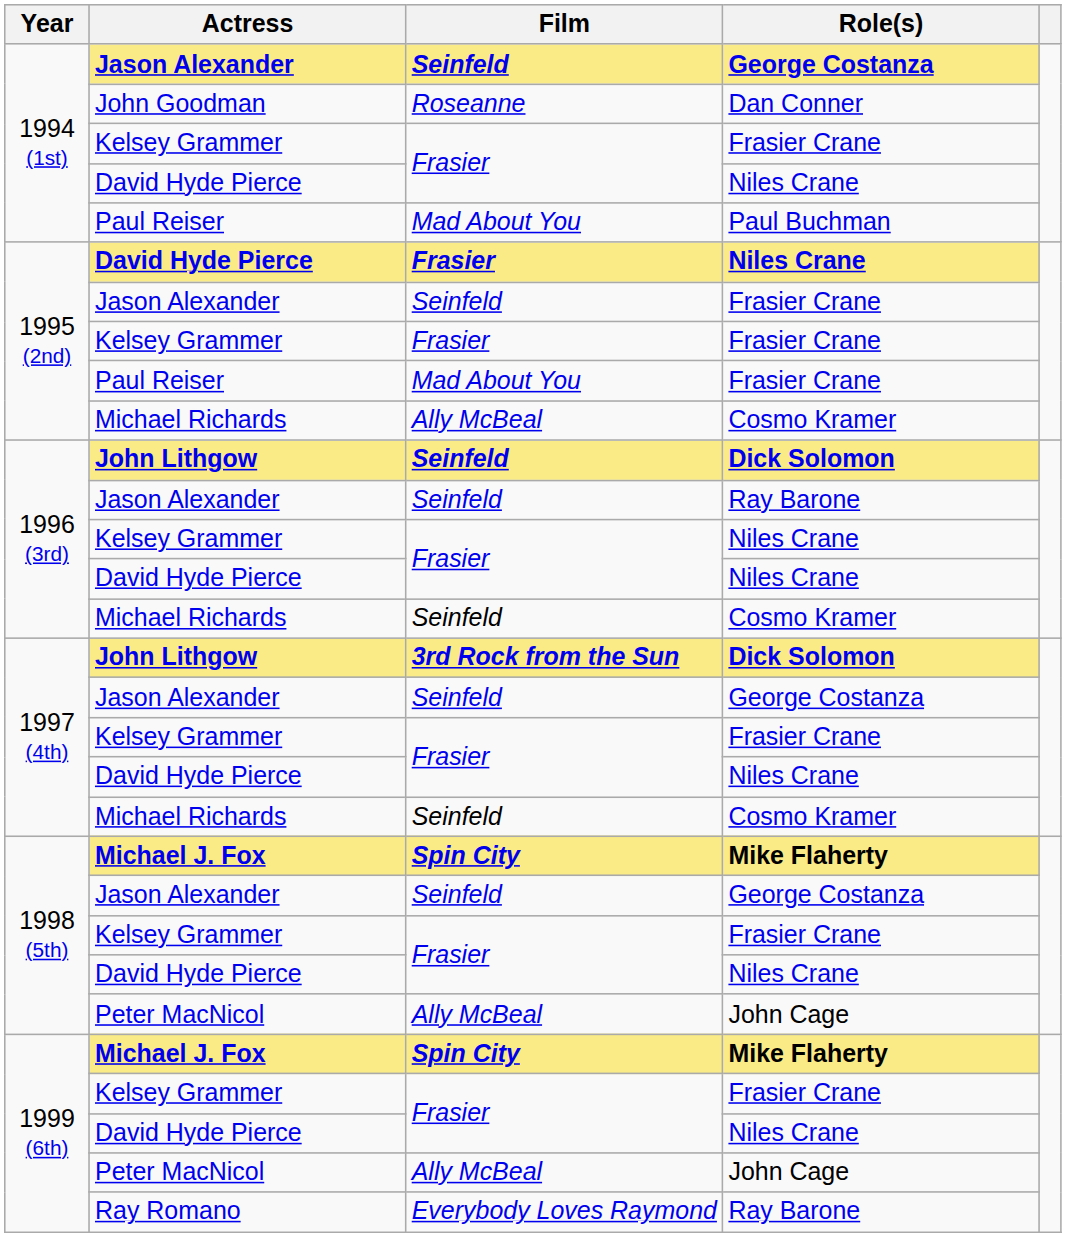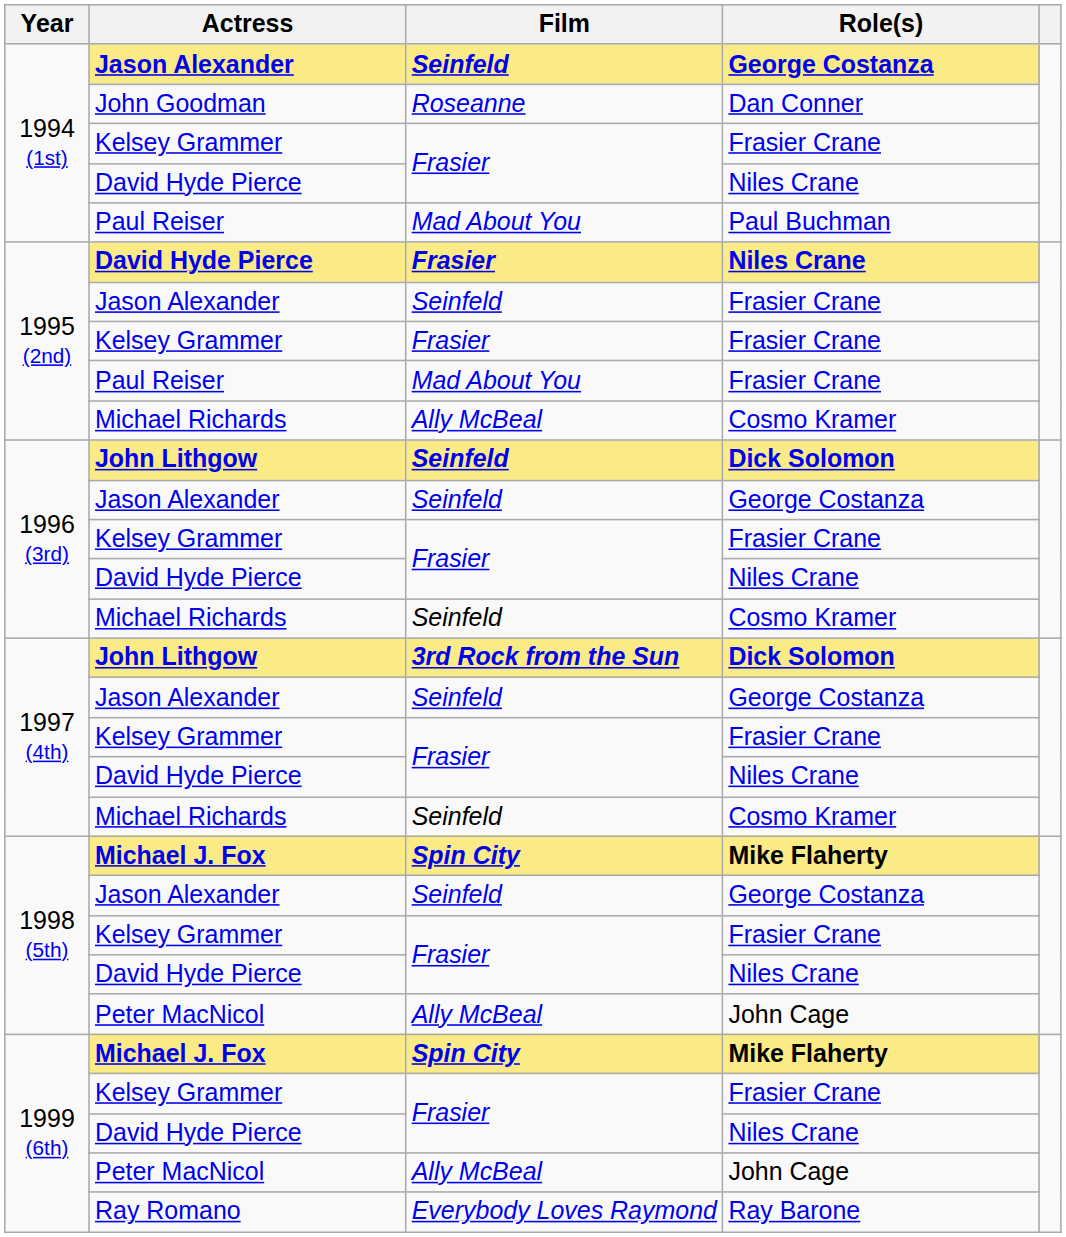(794, 499) Ray Barone -> (826, 499) George Costanza
(794, 538) Niles Crane -> (805, 538) Frasier Crane
